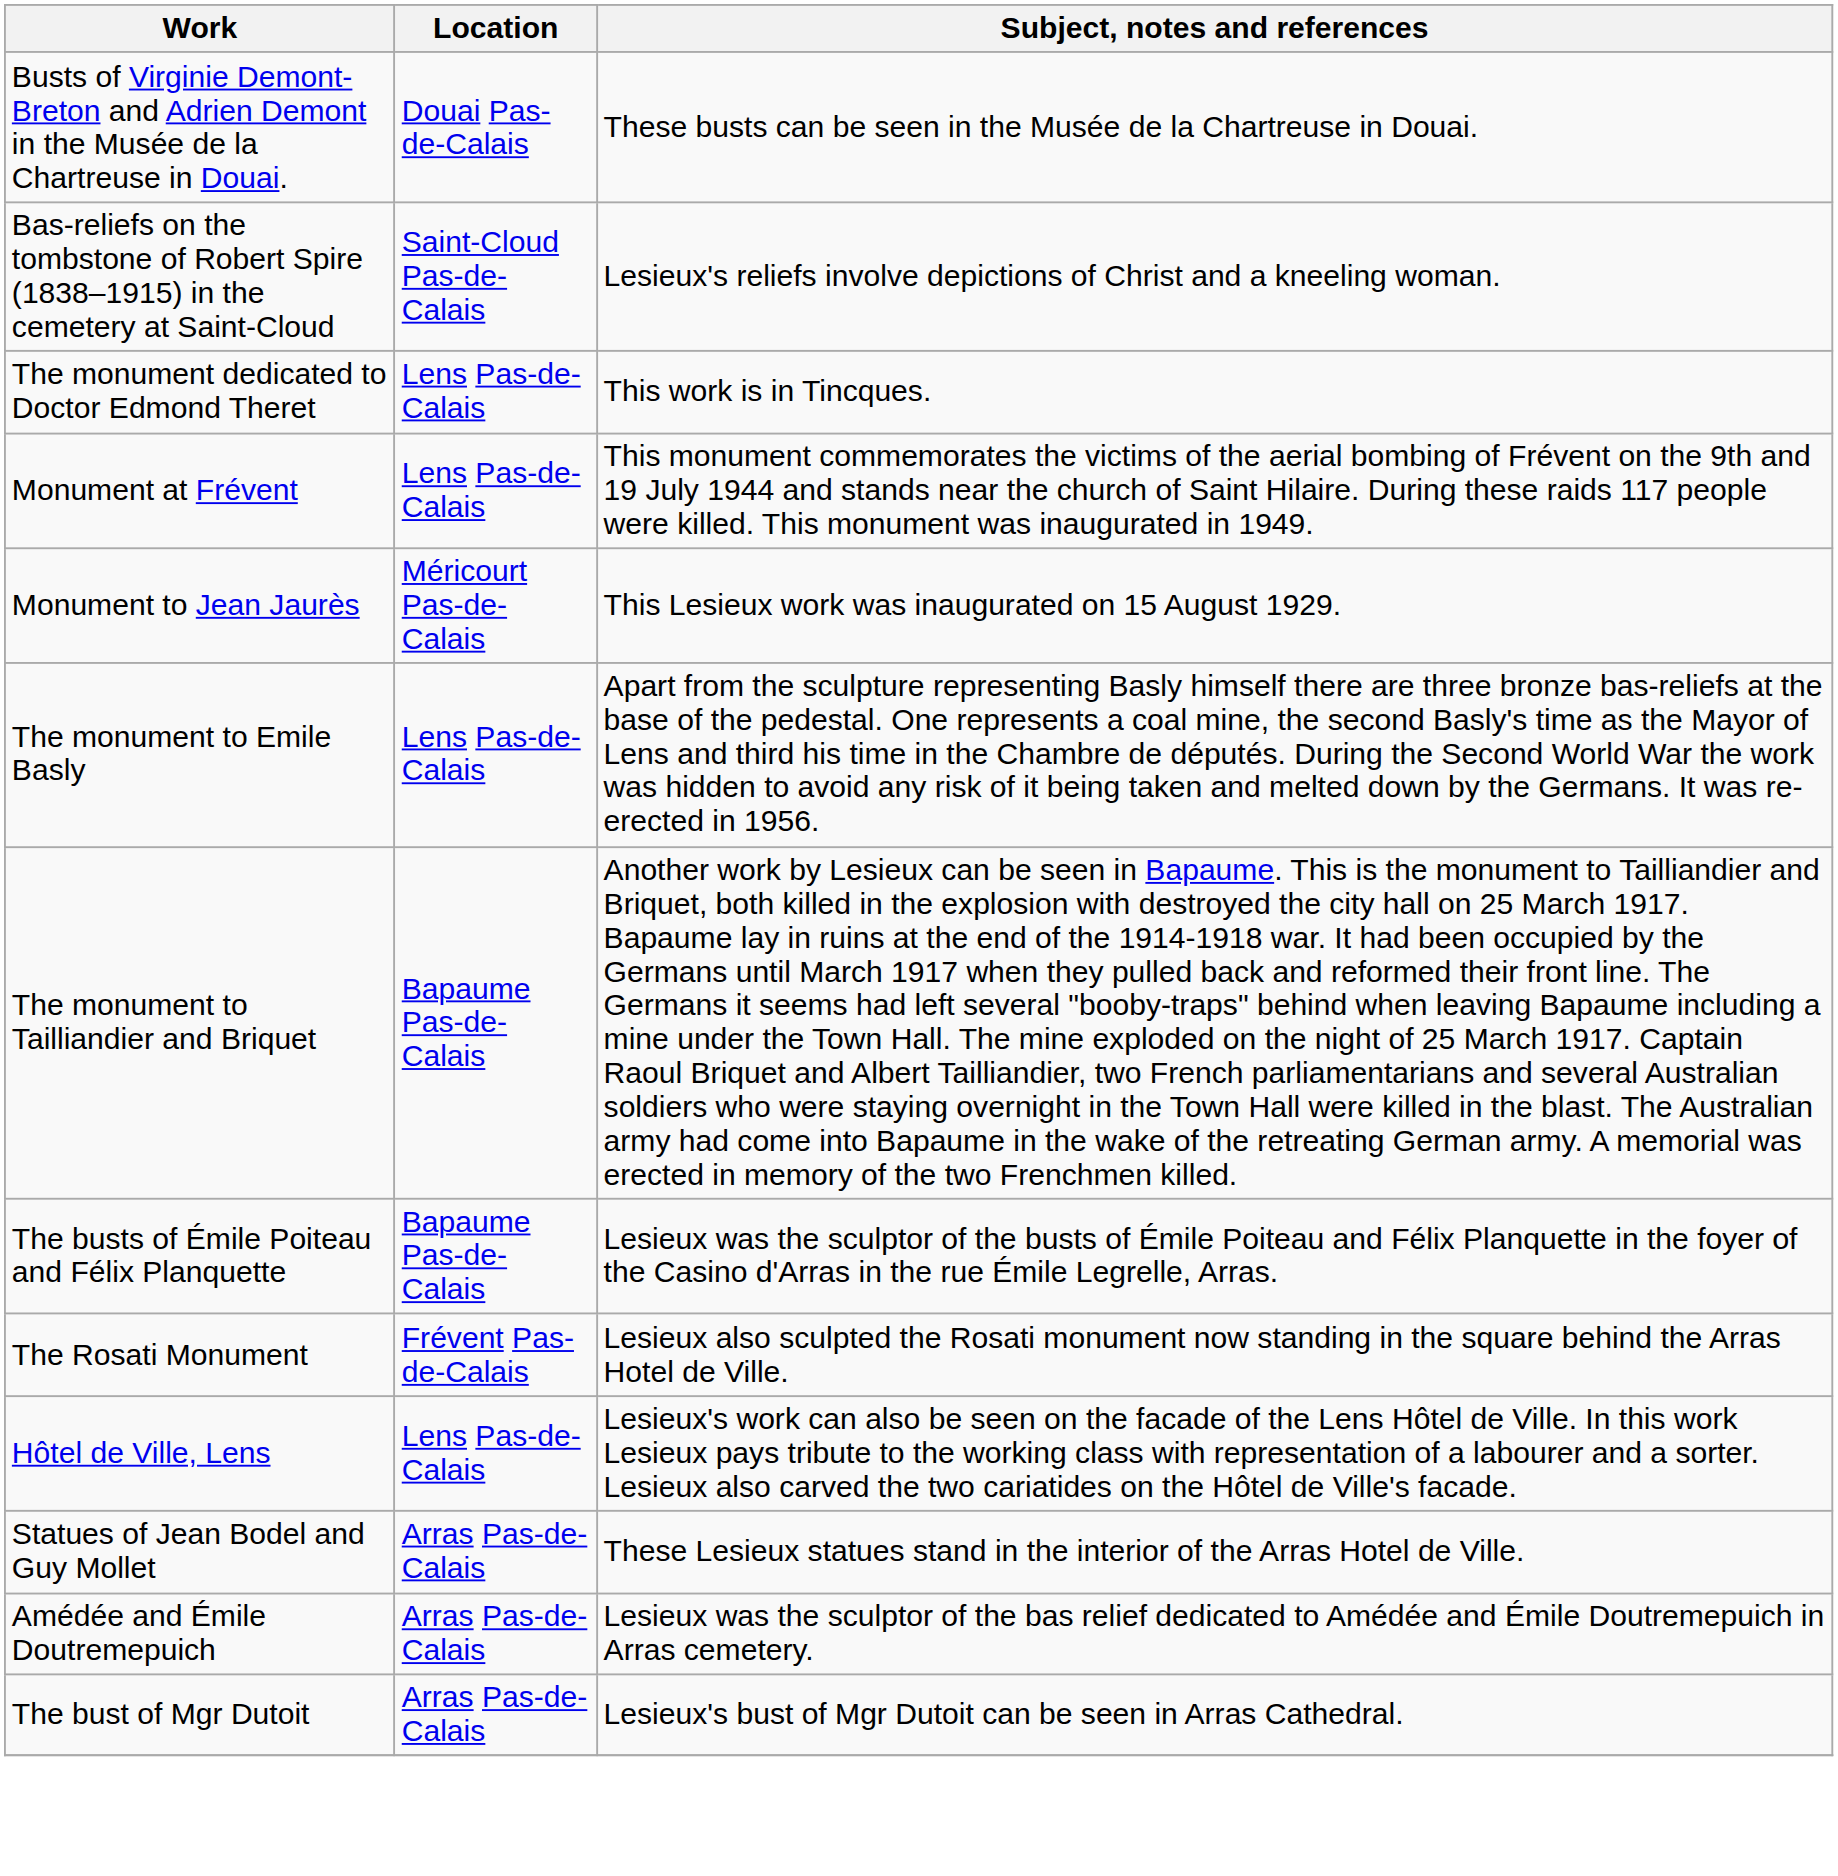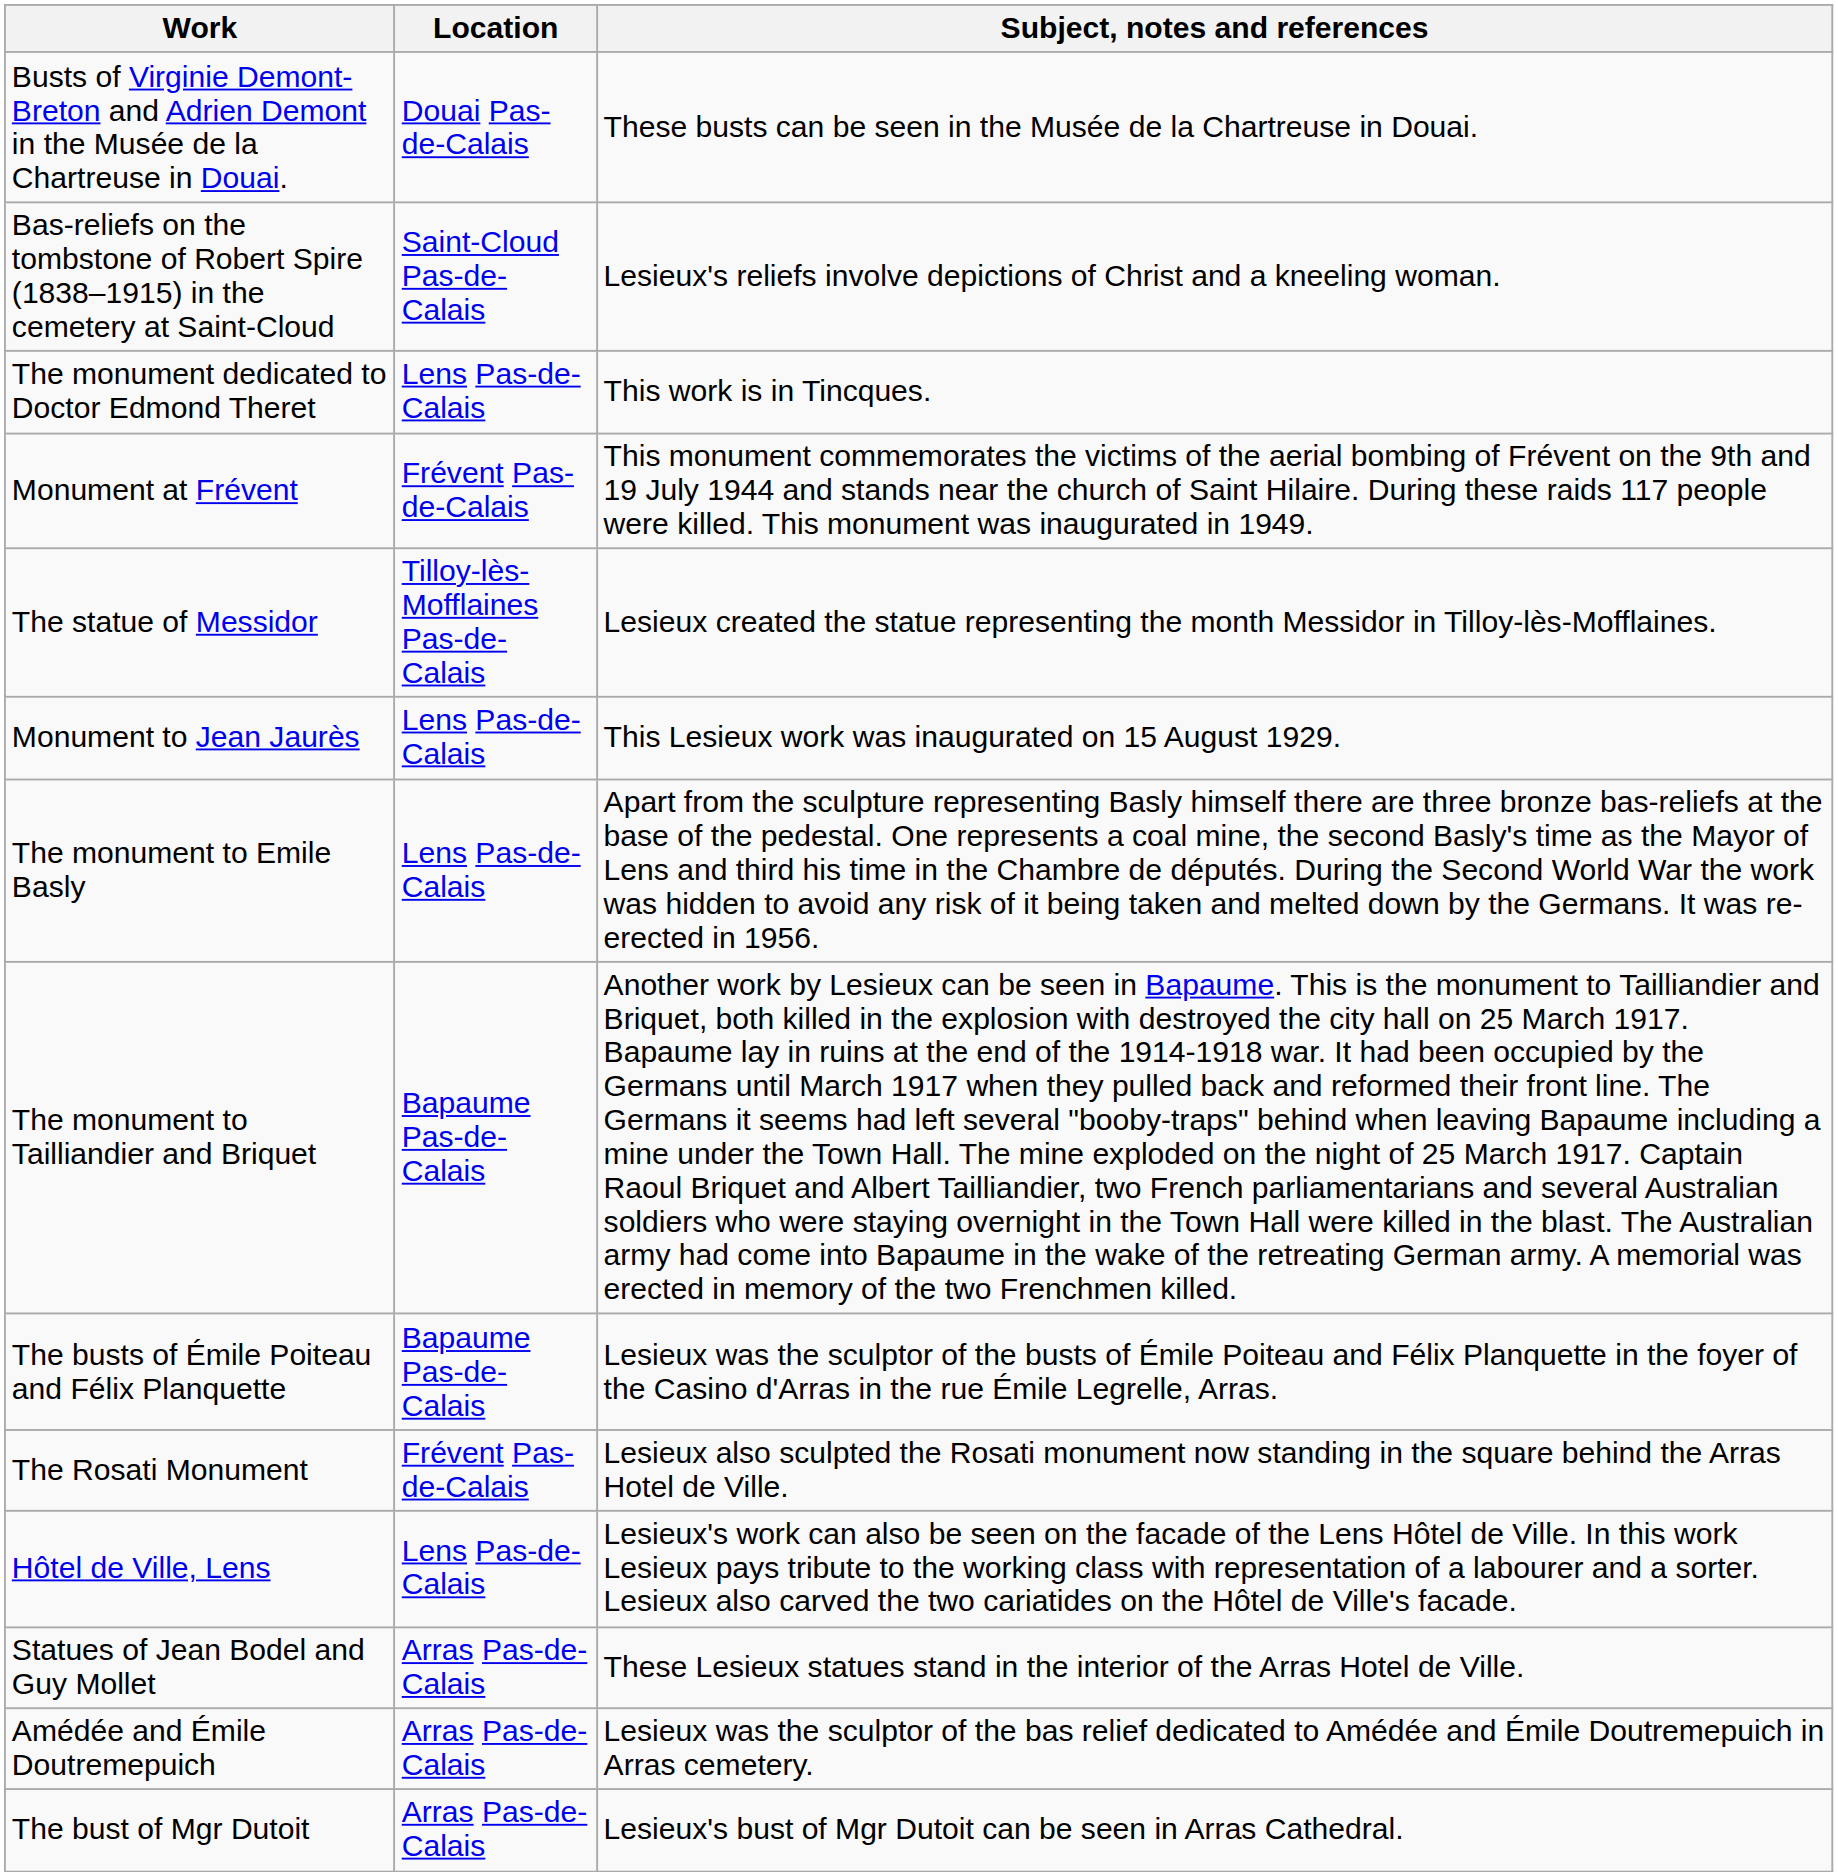(491, 489) Lens Pas-de-Calais -> (488, 489) Frévent Pas-de-Calais
+ row: (165, 622)
(464, 605) Méricourt Pas-de-Calais -> (491, 737) Lens Pas-de-Calais
